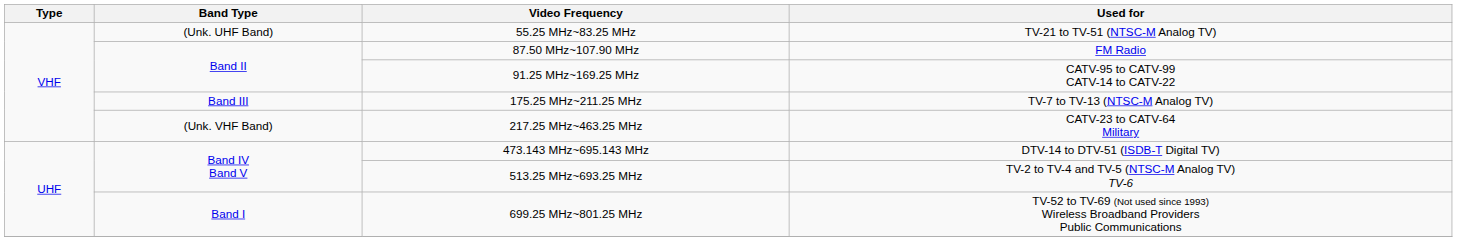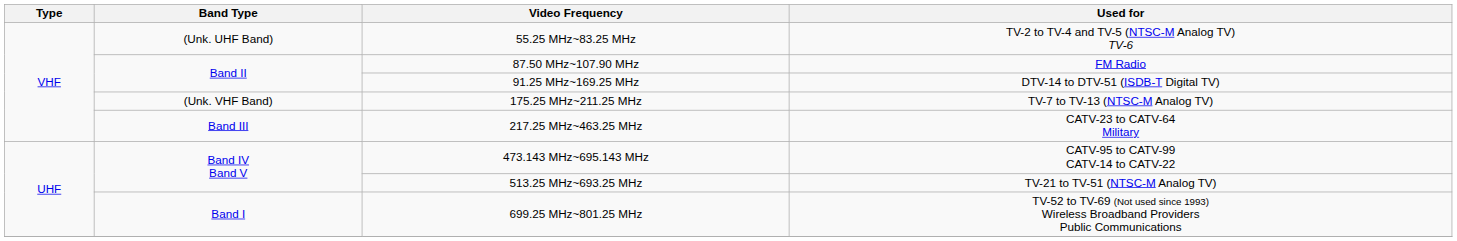(1121, 32) TV-21 to TV-51 (NTSC-M Analog TV) -> (1121, 38) TV-2 to TV-4 and TV-5 (NTSC-M Analog TV) TV-6
(1121, 75) CATV-95 to CATV-99 CATV-14 to CATV-22 -> (1121, 82) DTV-14 to DTV-51 (ISDB-T Digital TV)
(228, 100) Band III -> (228, 100) (Unk. VHF Band)
(228, 126) (Unk. VHF Band) -> (228, 126) Band III
(1121, 151) DTV-14 to DTV-51 (ISDB-T Digital TV) -> (1121, 157) CATV-95 to CATV-99 CATV-14 to CATV-22
(1121, 176) TV-2 to TV-4 and TV-5 (NTSC-M Analog TV) TV-6 -> (1121, 182) TV-21 to TV-51 (NTSC-M Analog TV)
